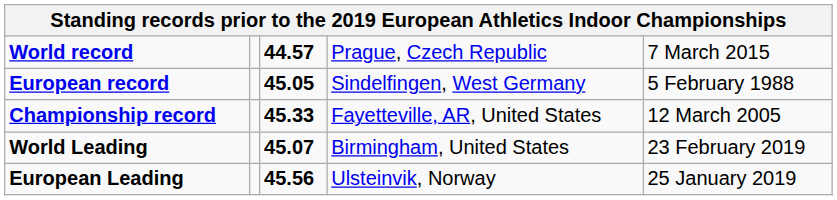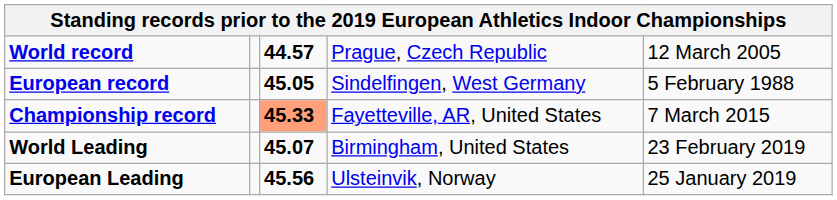(709, 52) 7 March 2015 -> (714, 52) 12 March 2005
(289, 115) no background -> (289, 115) lightsalmon background
(714, 115) 12 March 2005 -> (709, 115) 7 March 2015
